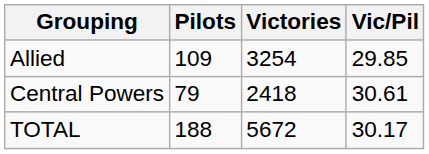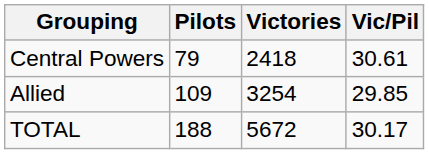rows swapped: (87, 93) <-> (37, 58)
